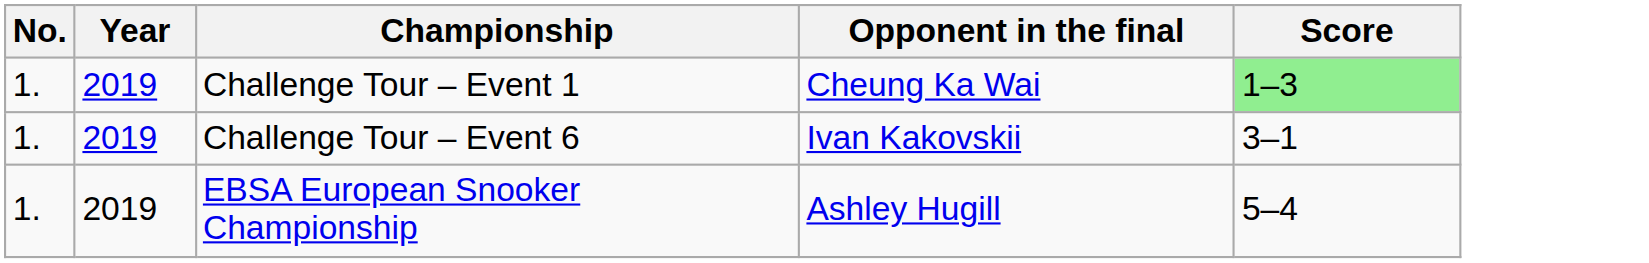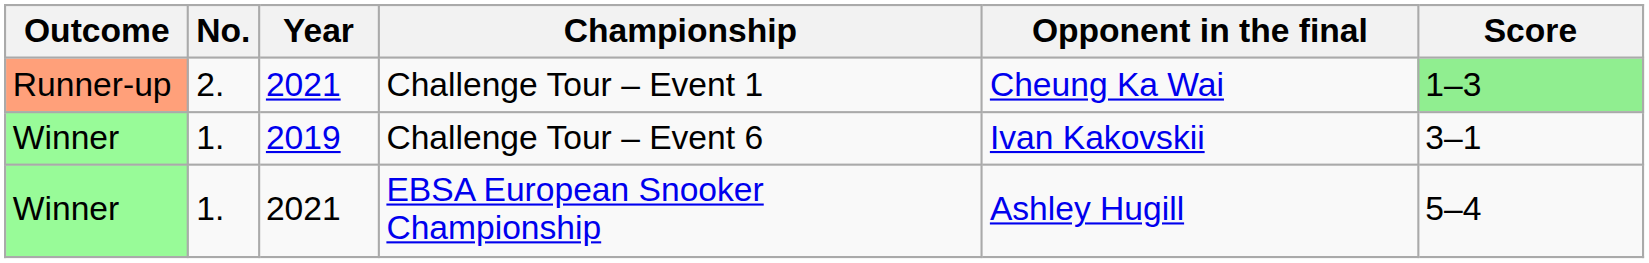+ column: (97, 31)
(27, 84) 1. -> (210, 84) 2.
(120, 84) 2019 -> (303, 84) 2021
(120, 209) 2019 -> (303, 209) 2021
